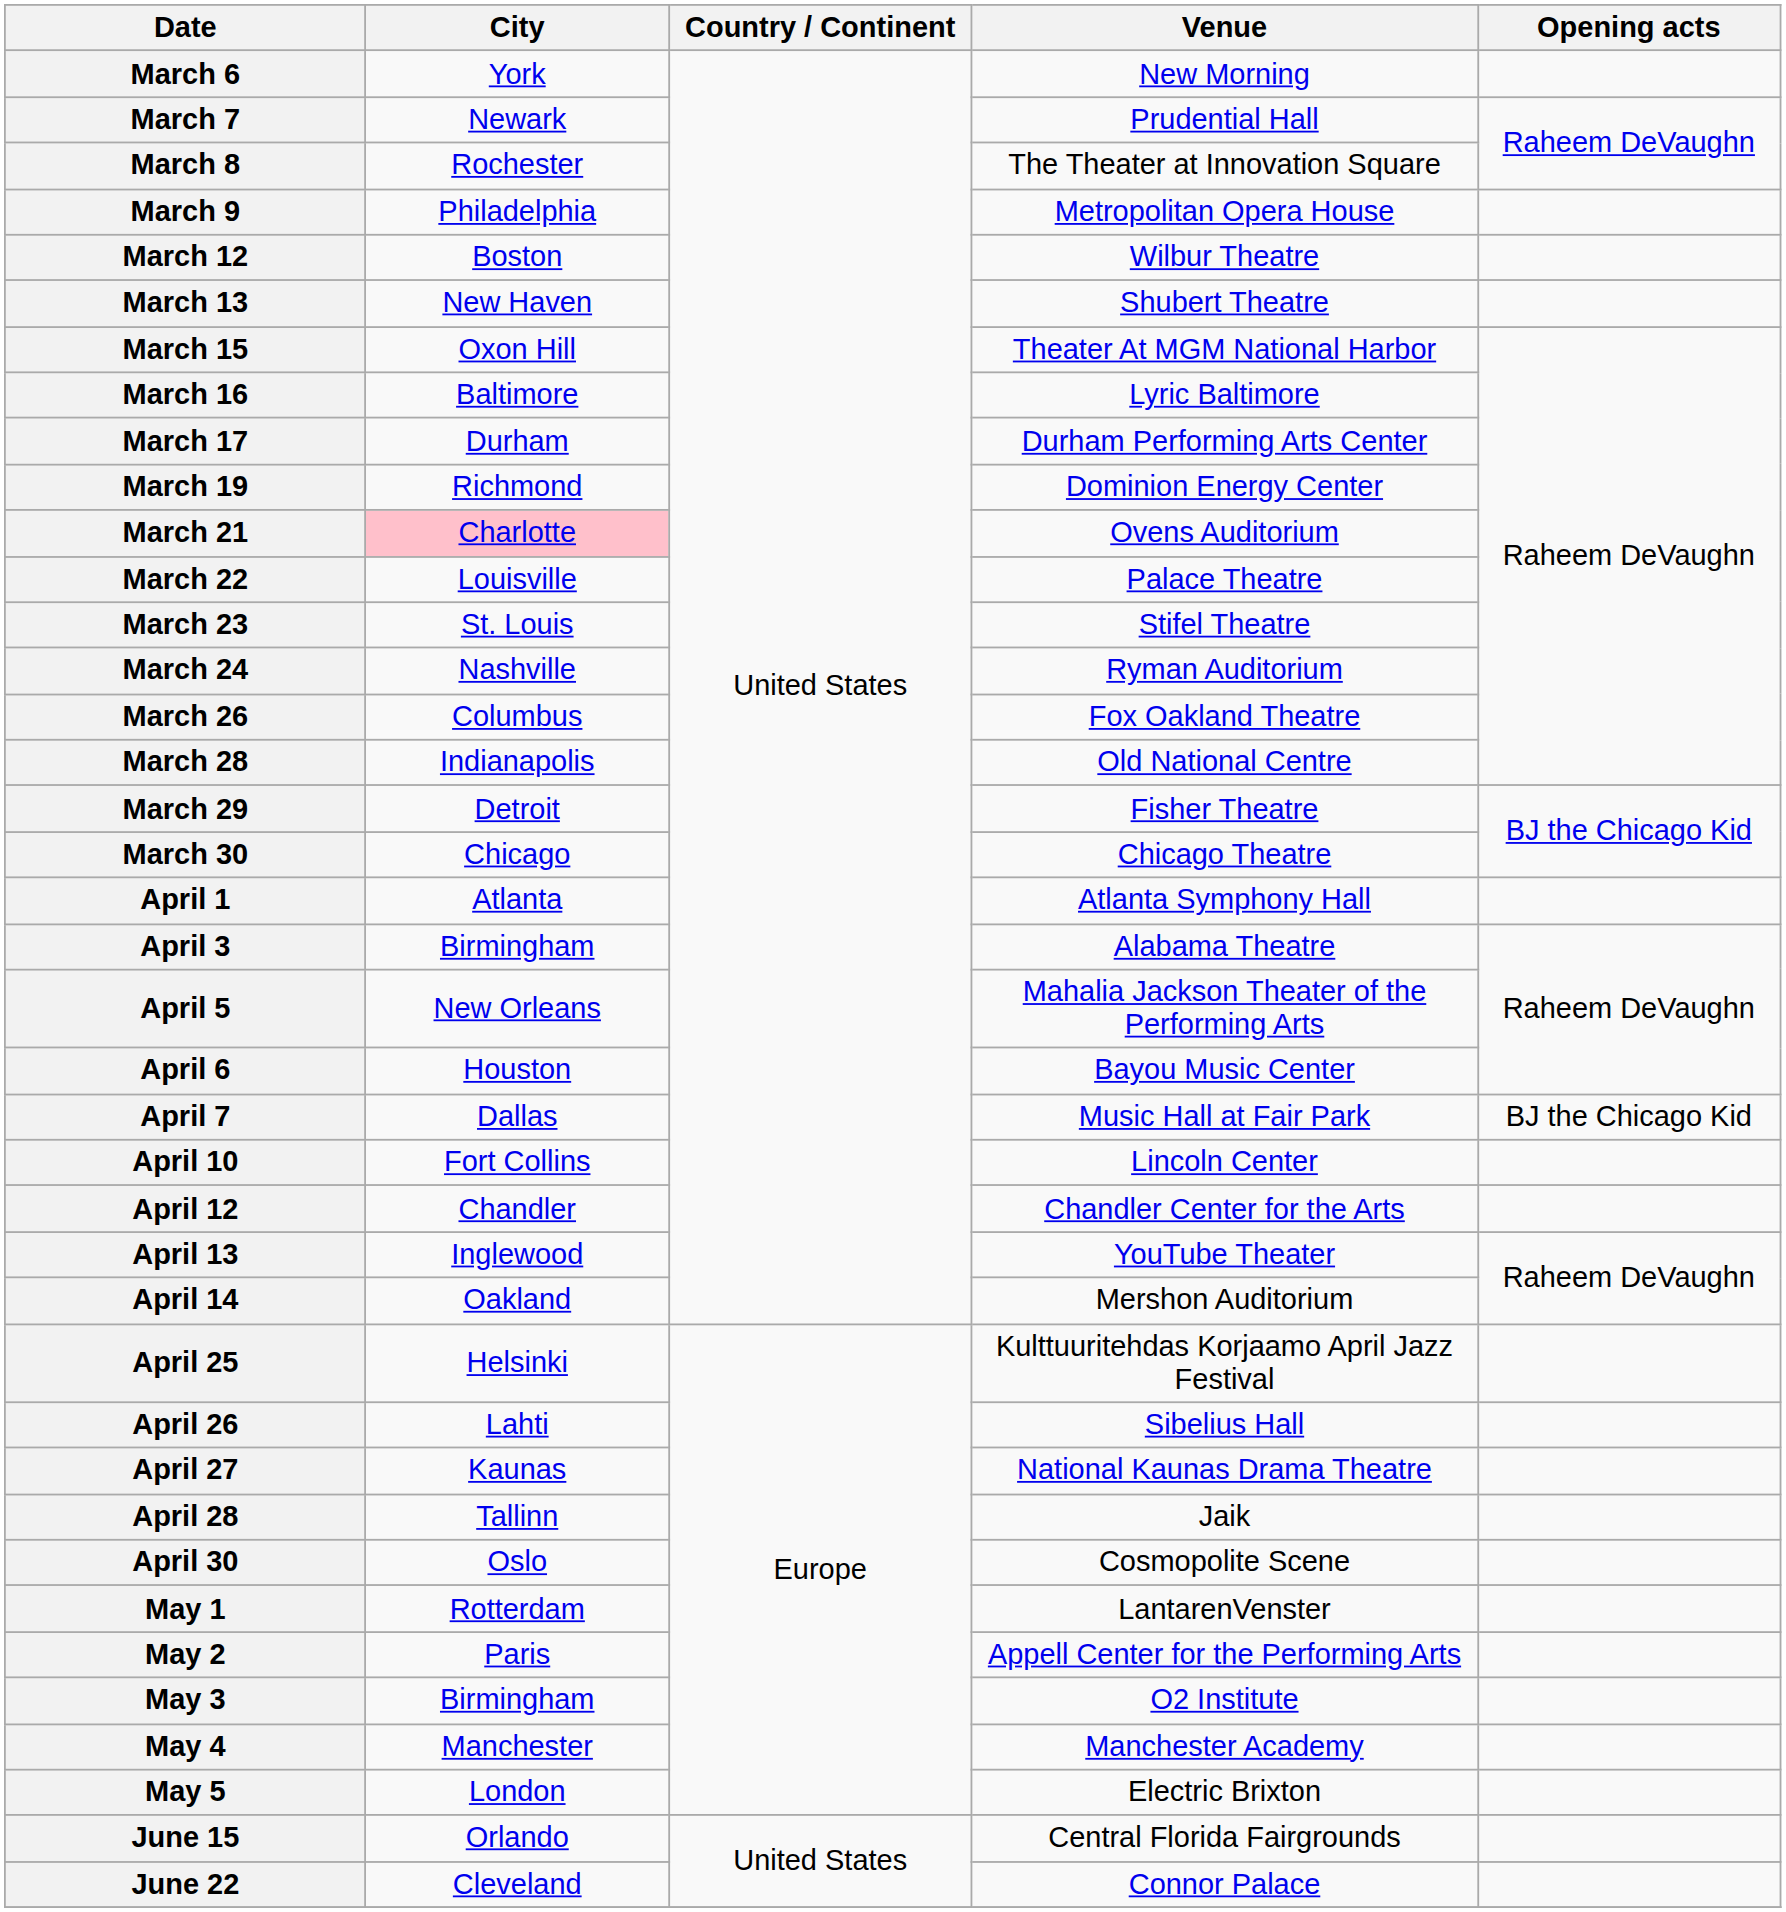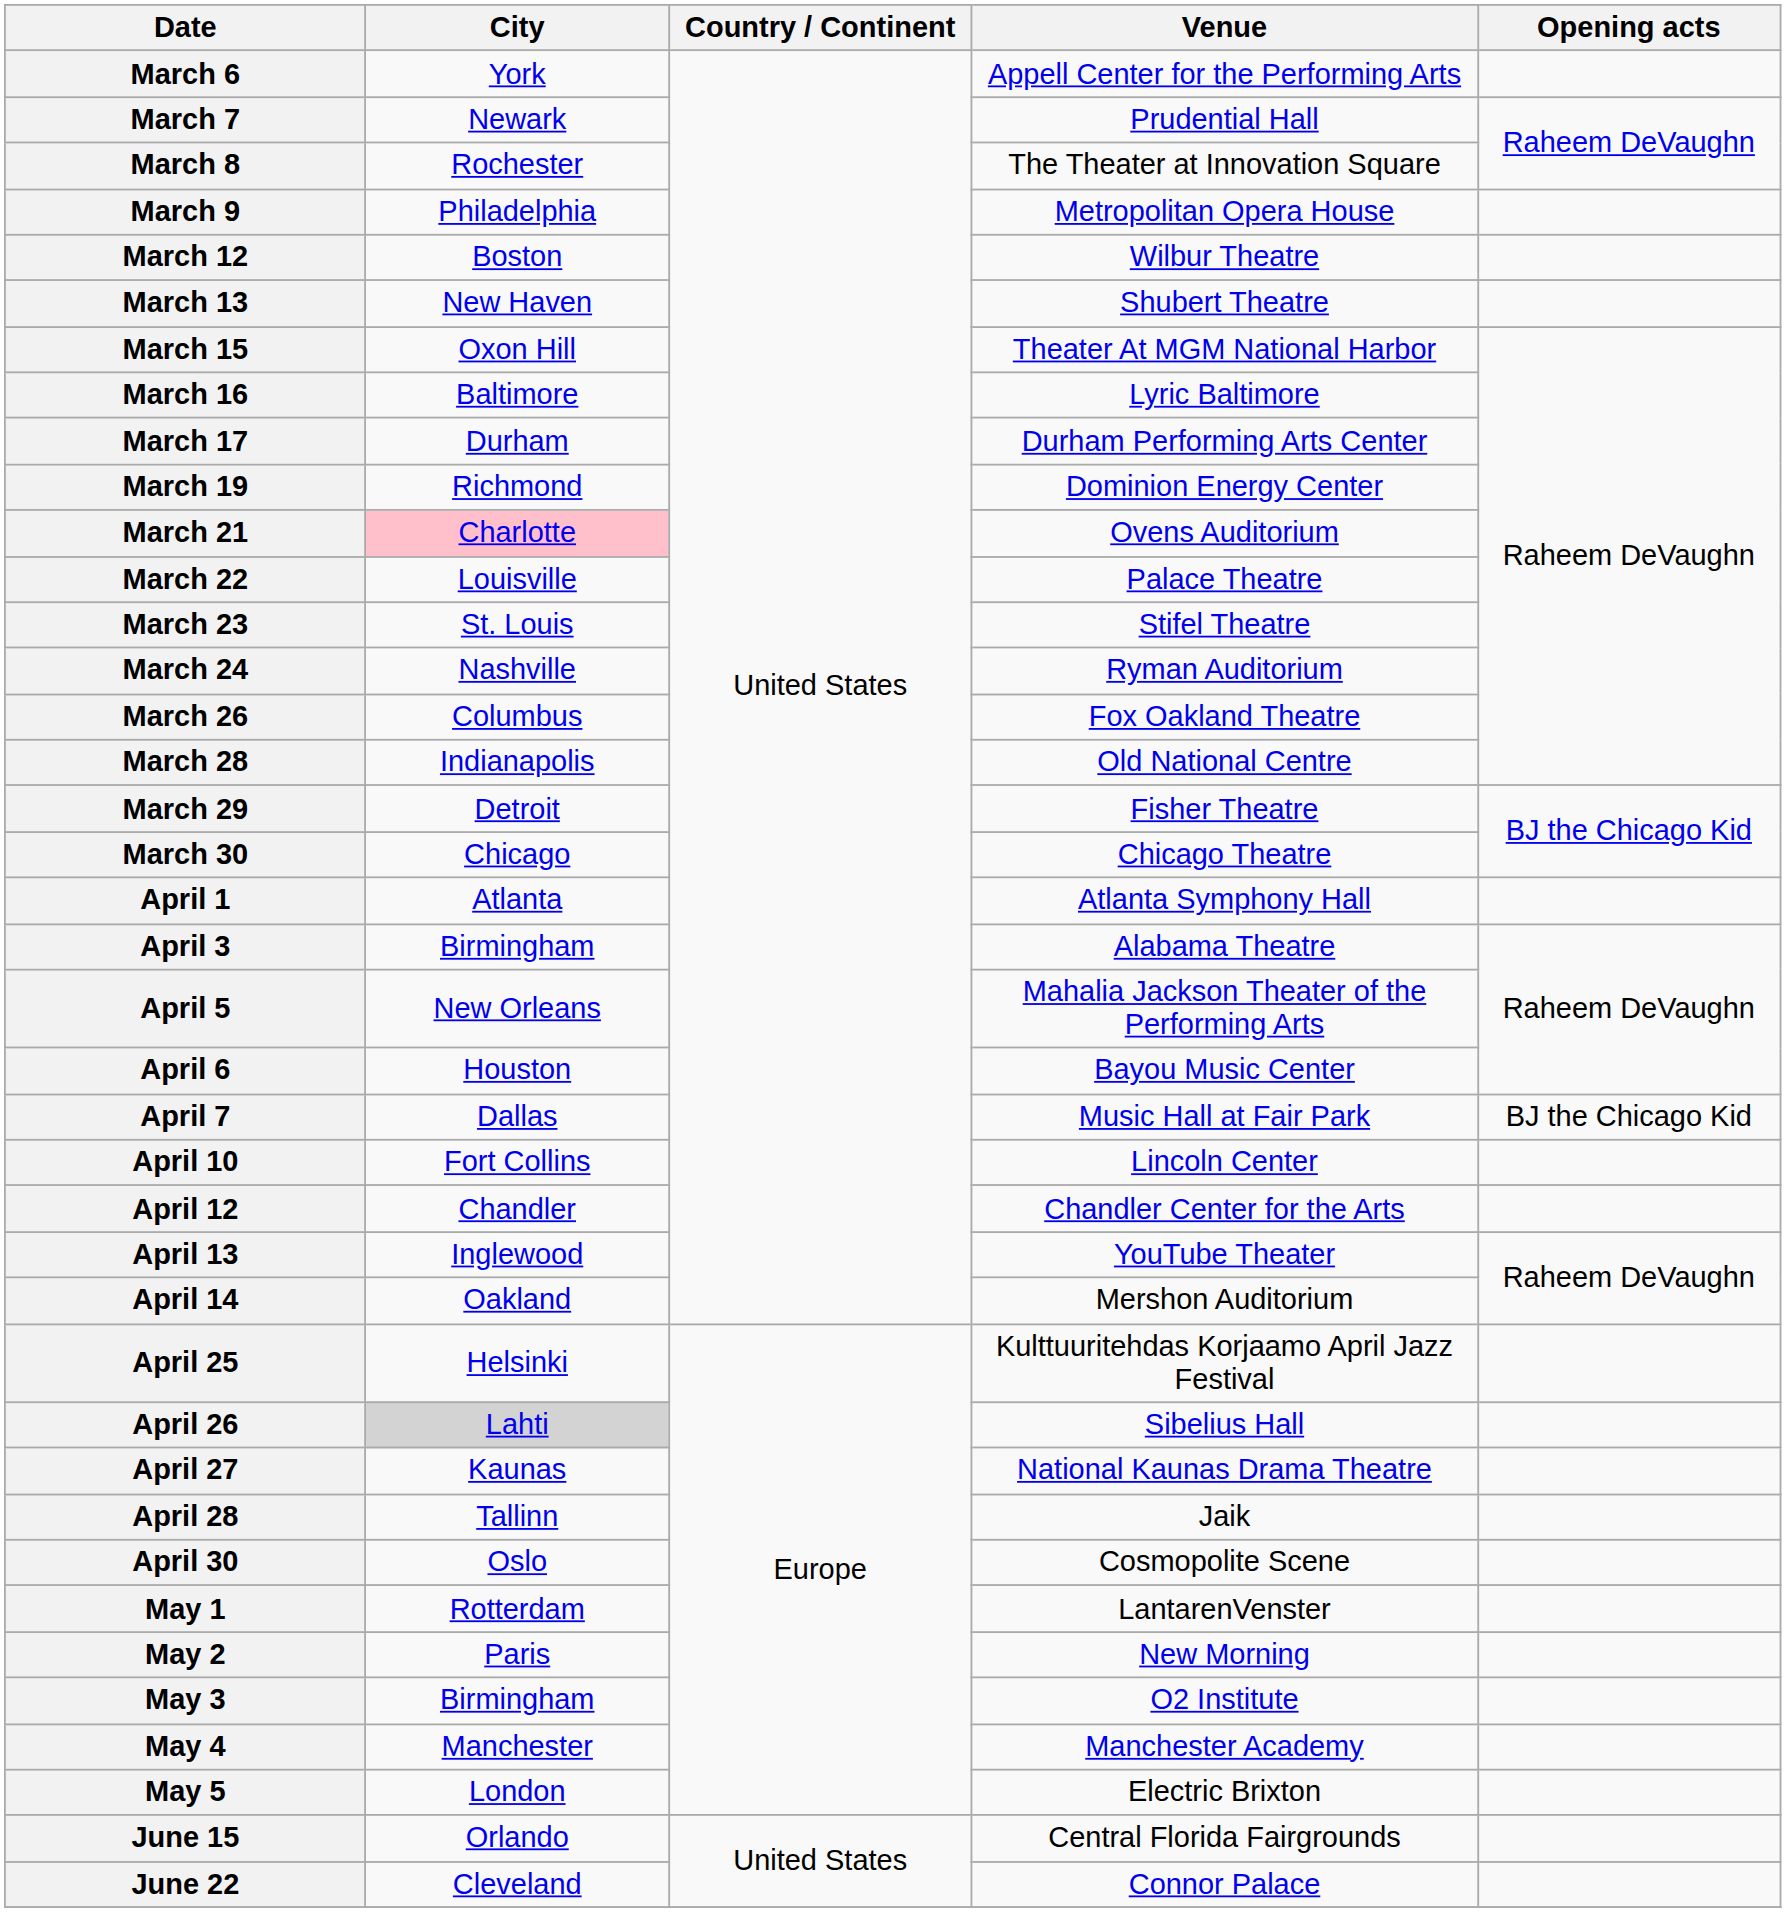(1224, 73) New Morning -> (1224, 73) Appell Center for the Performing Arts
(517, 1424) no background -> (517, 1424) lightgrey background
(1224, 1654) Appell Center for the Performing Arts -> (1224, 1654) New Morning
